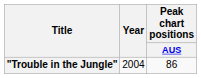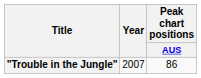(133, 65) 2004 -> (133, 65) 2007
